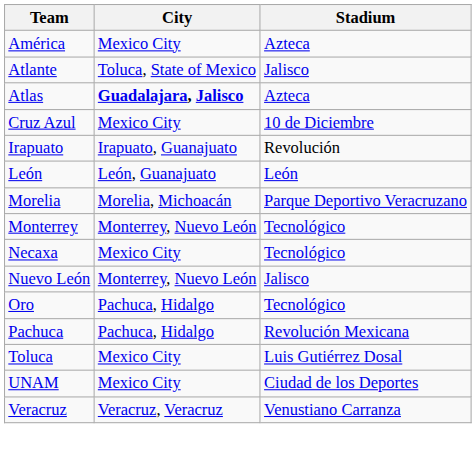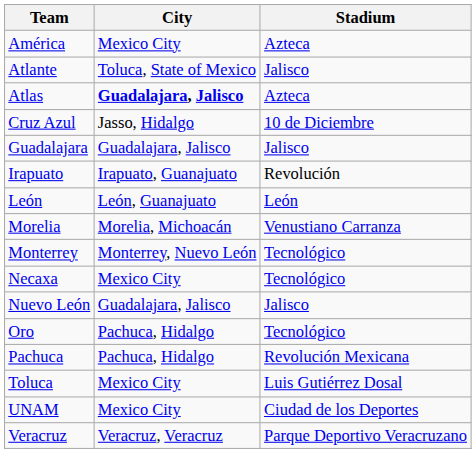(139, 122) Mexico City -> (146, 122) Jasso, Hidalgo
+ row: (48, 148)
(366, 200) Parque Deportivo Veracruzano -> (332, 226) Venustiano Carranza
(177, 278) Monterrey, Nuevo León -> (164, 305) Guadalajara, Jalisco
(332, 409) Venustiano Carranza -> (366, 435) Parque Deportivo Veracruzano
